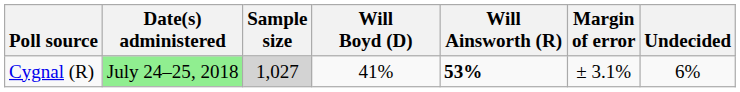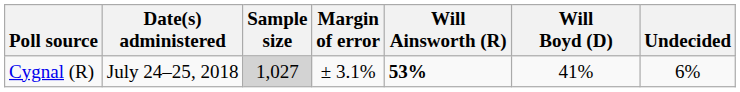columns swapped: (604, 30) <-> (376, 30)
(173, 71) lightgreen background -> (173, 71) no background
